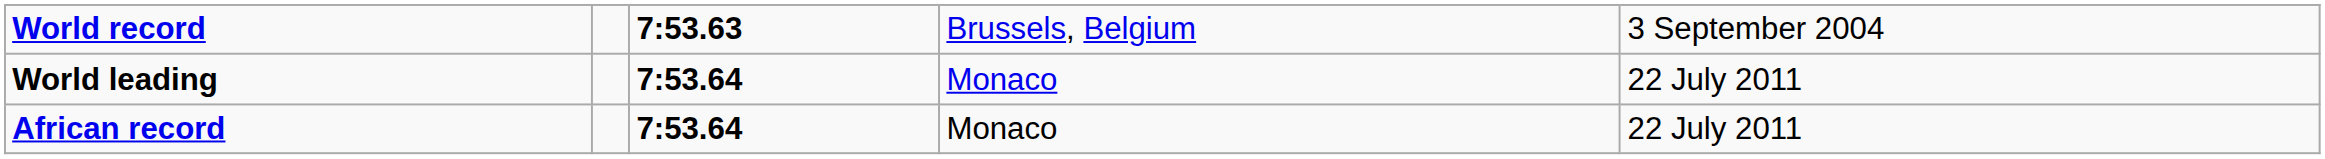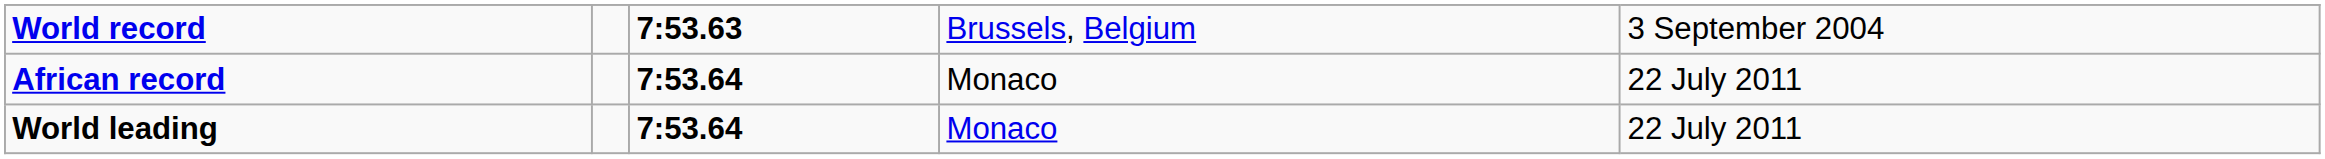rows swapped: (115, 78) <-> (119, 128)
